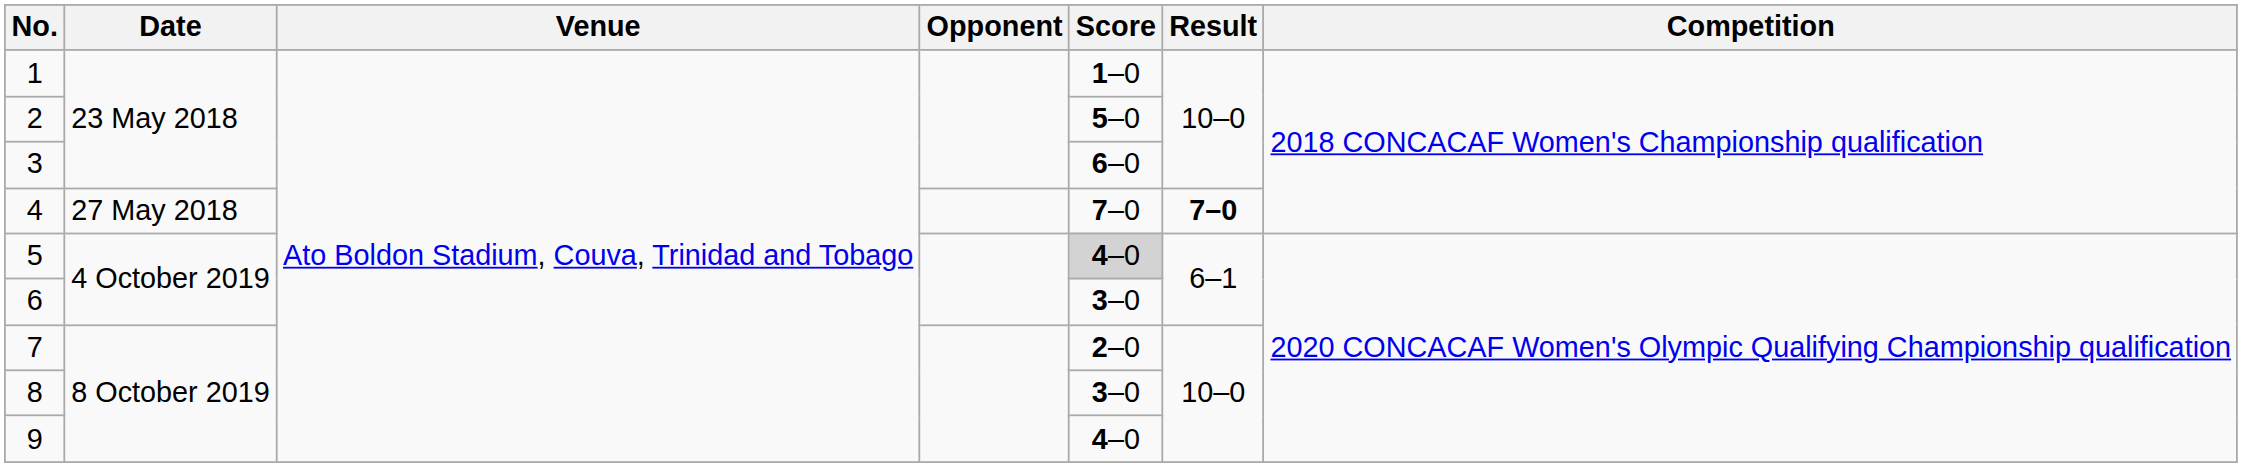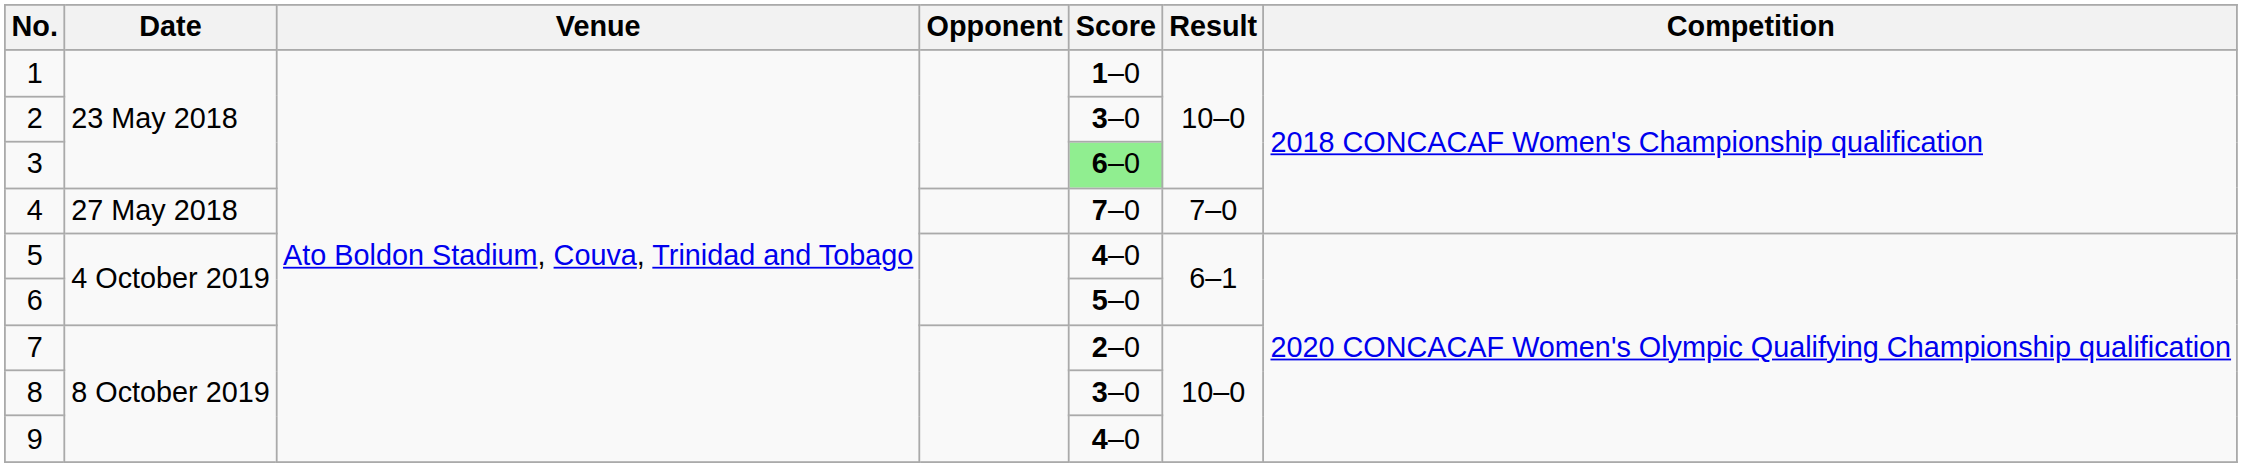(1116, 118) 5–0 -> (1116, 118) 3–0
(1116, 164) no background -> (1116, 164) lightgreen background
(1213, 210) bold -> (1213, 210) normal
(1116, 255) lightgrey background -> (1116, 255) no background
(1116, 301) 3–0 -> (1116, 301) 5–0
